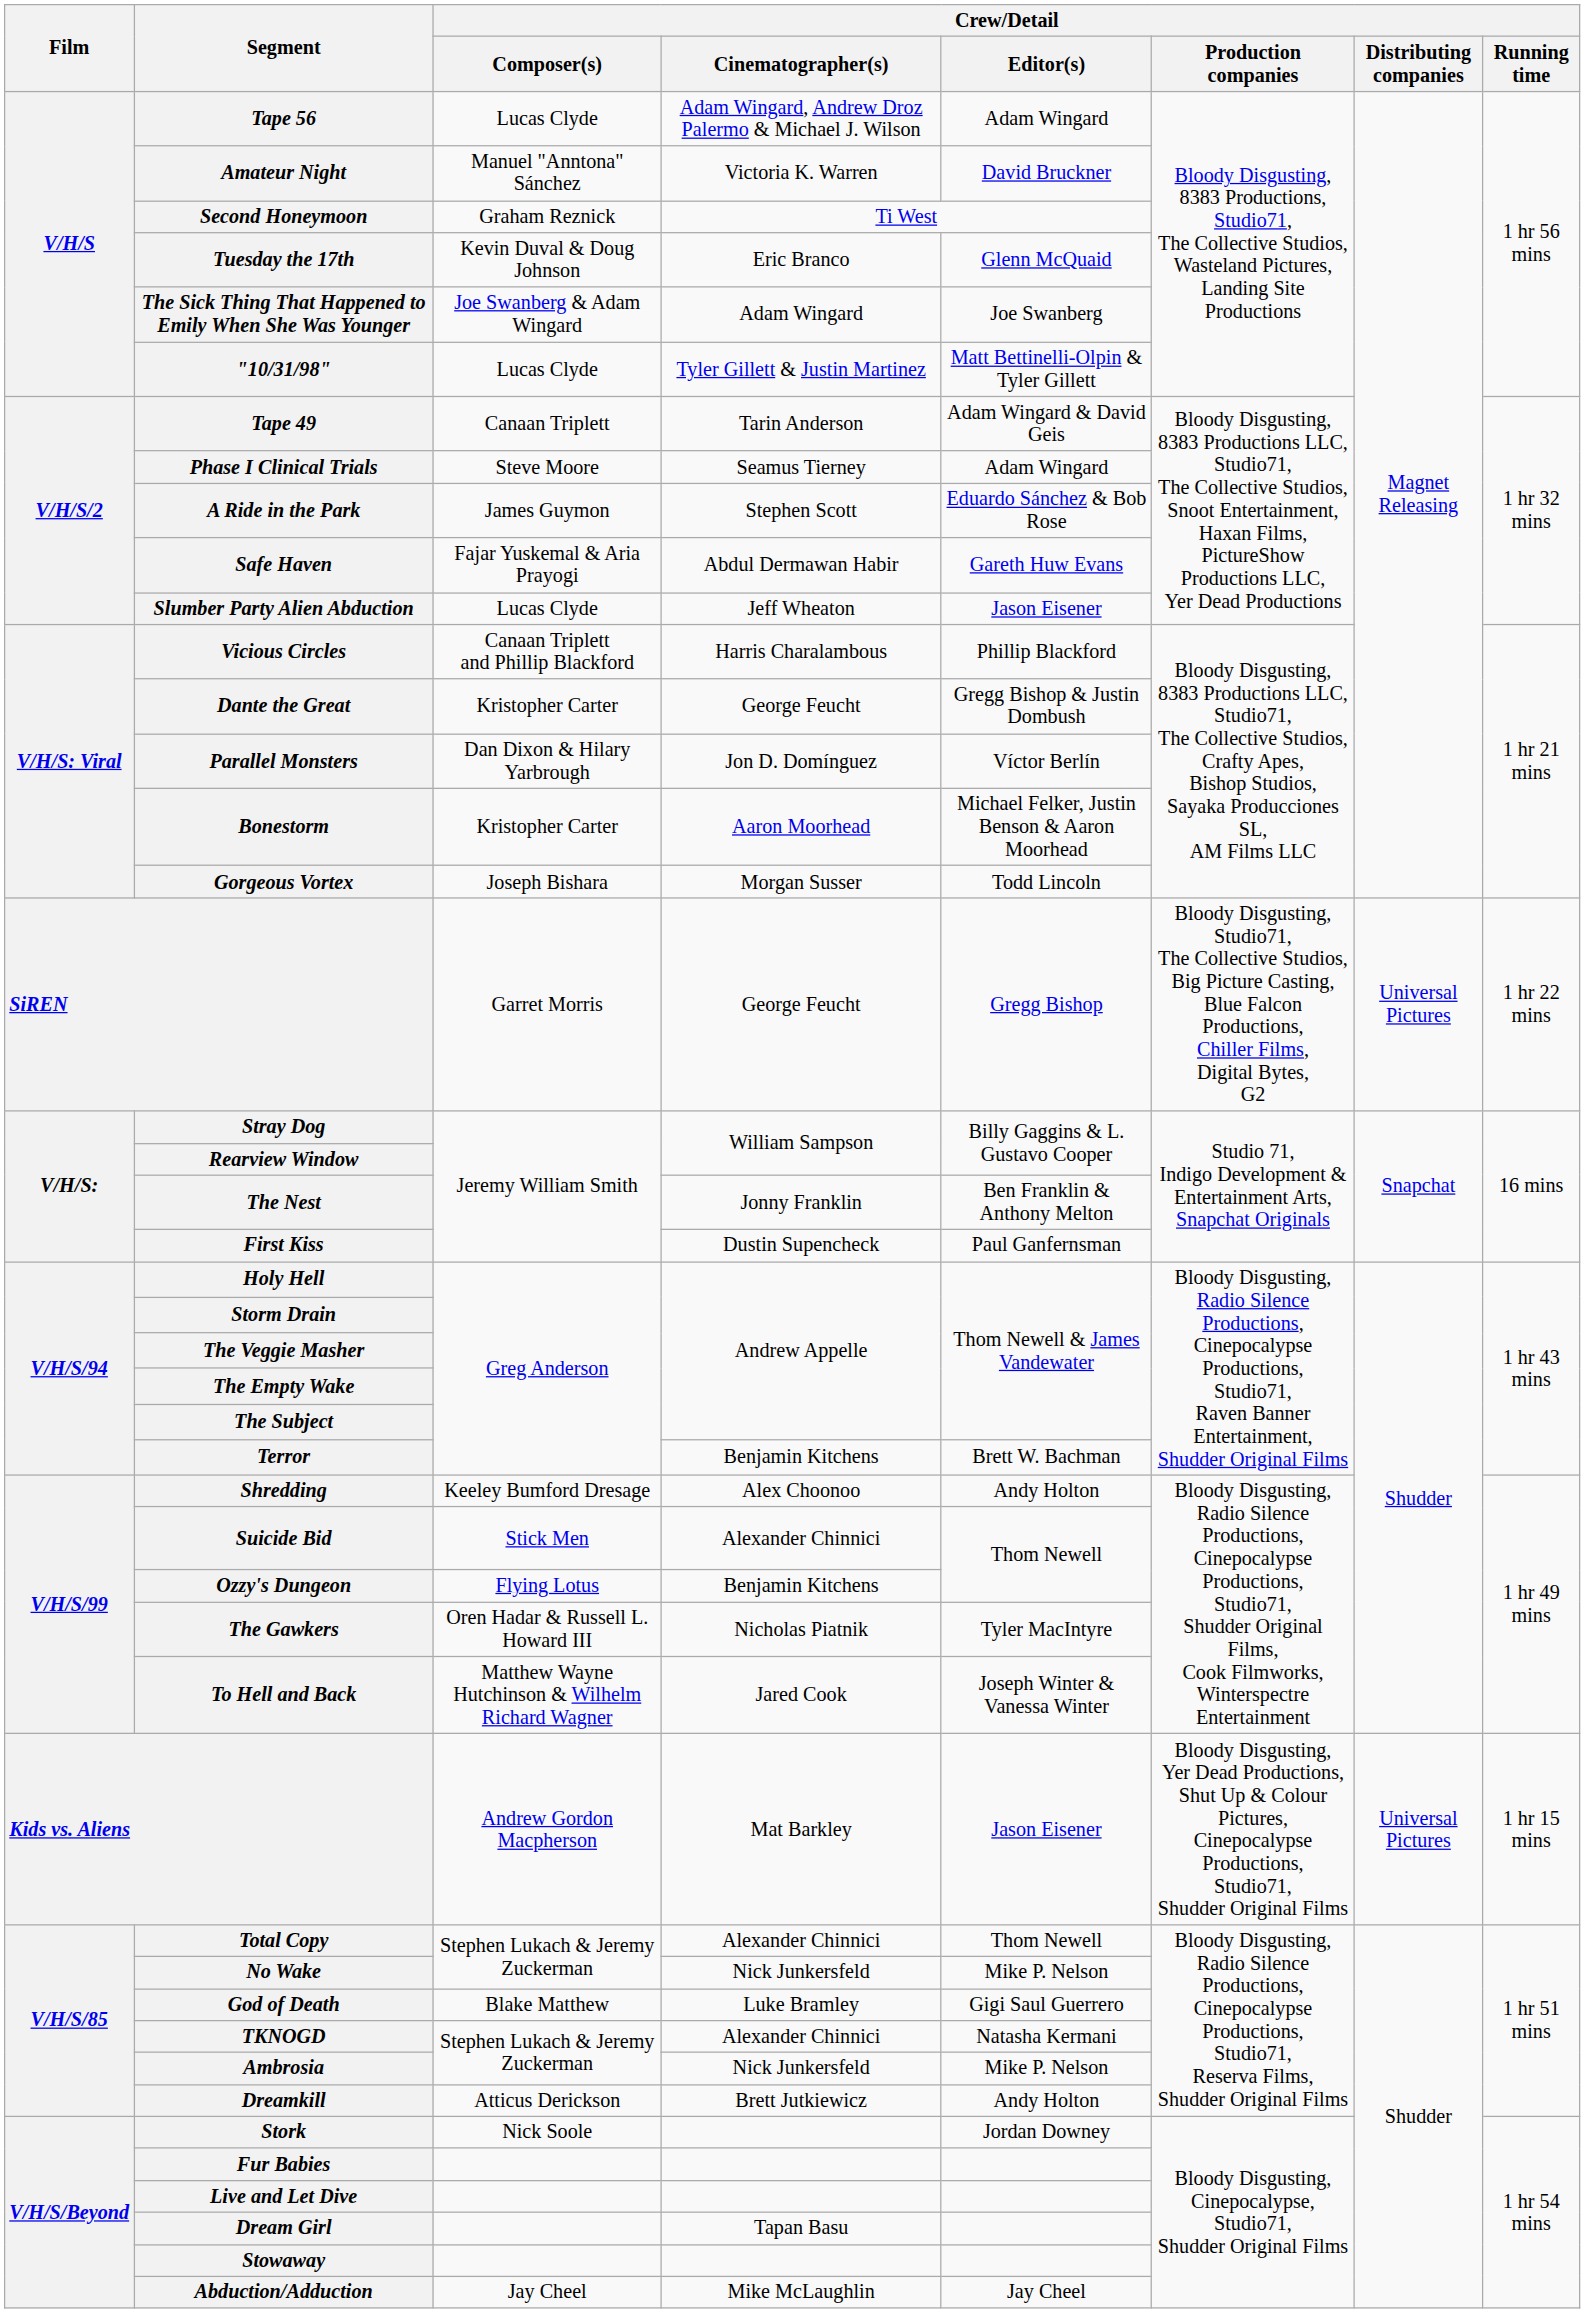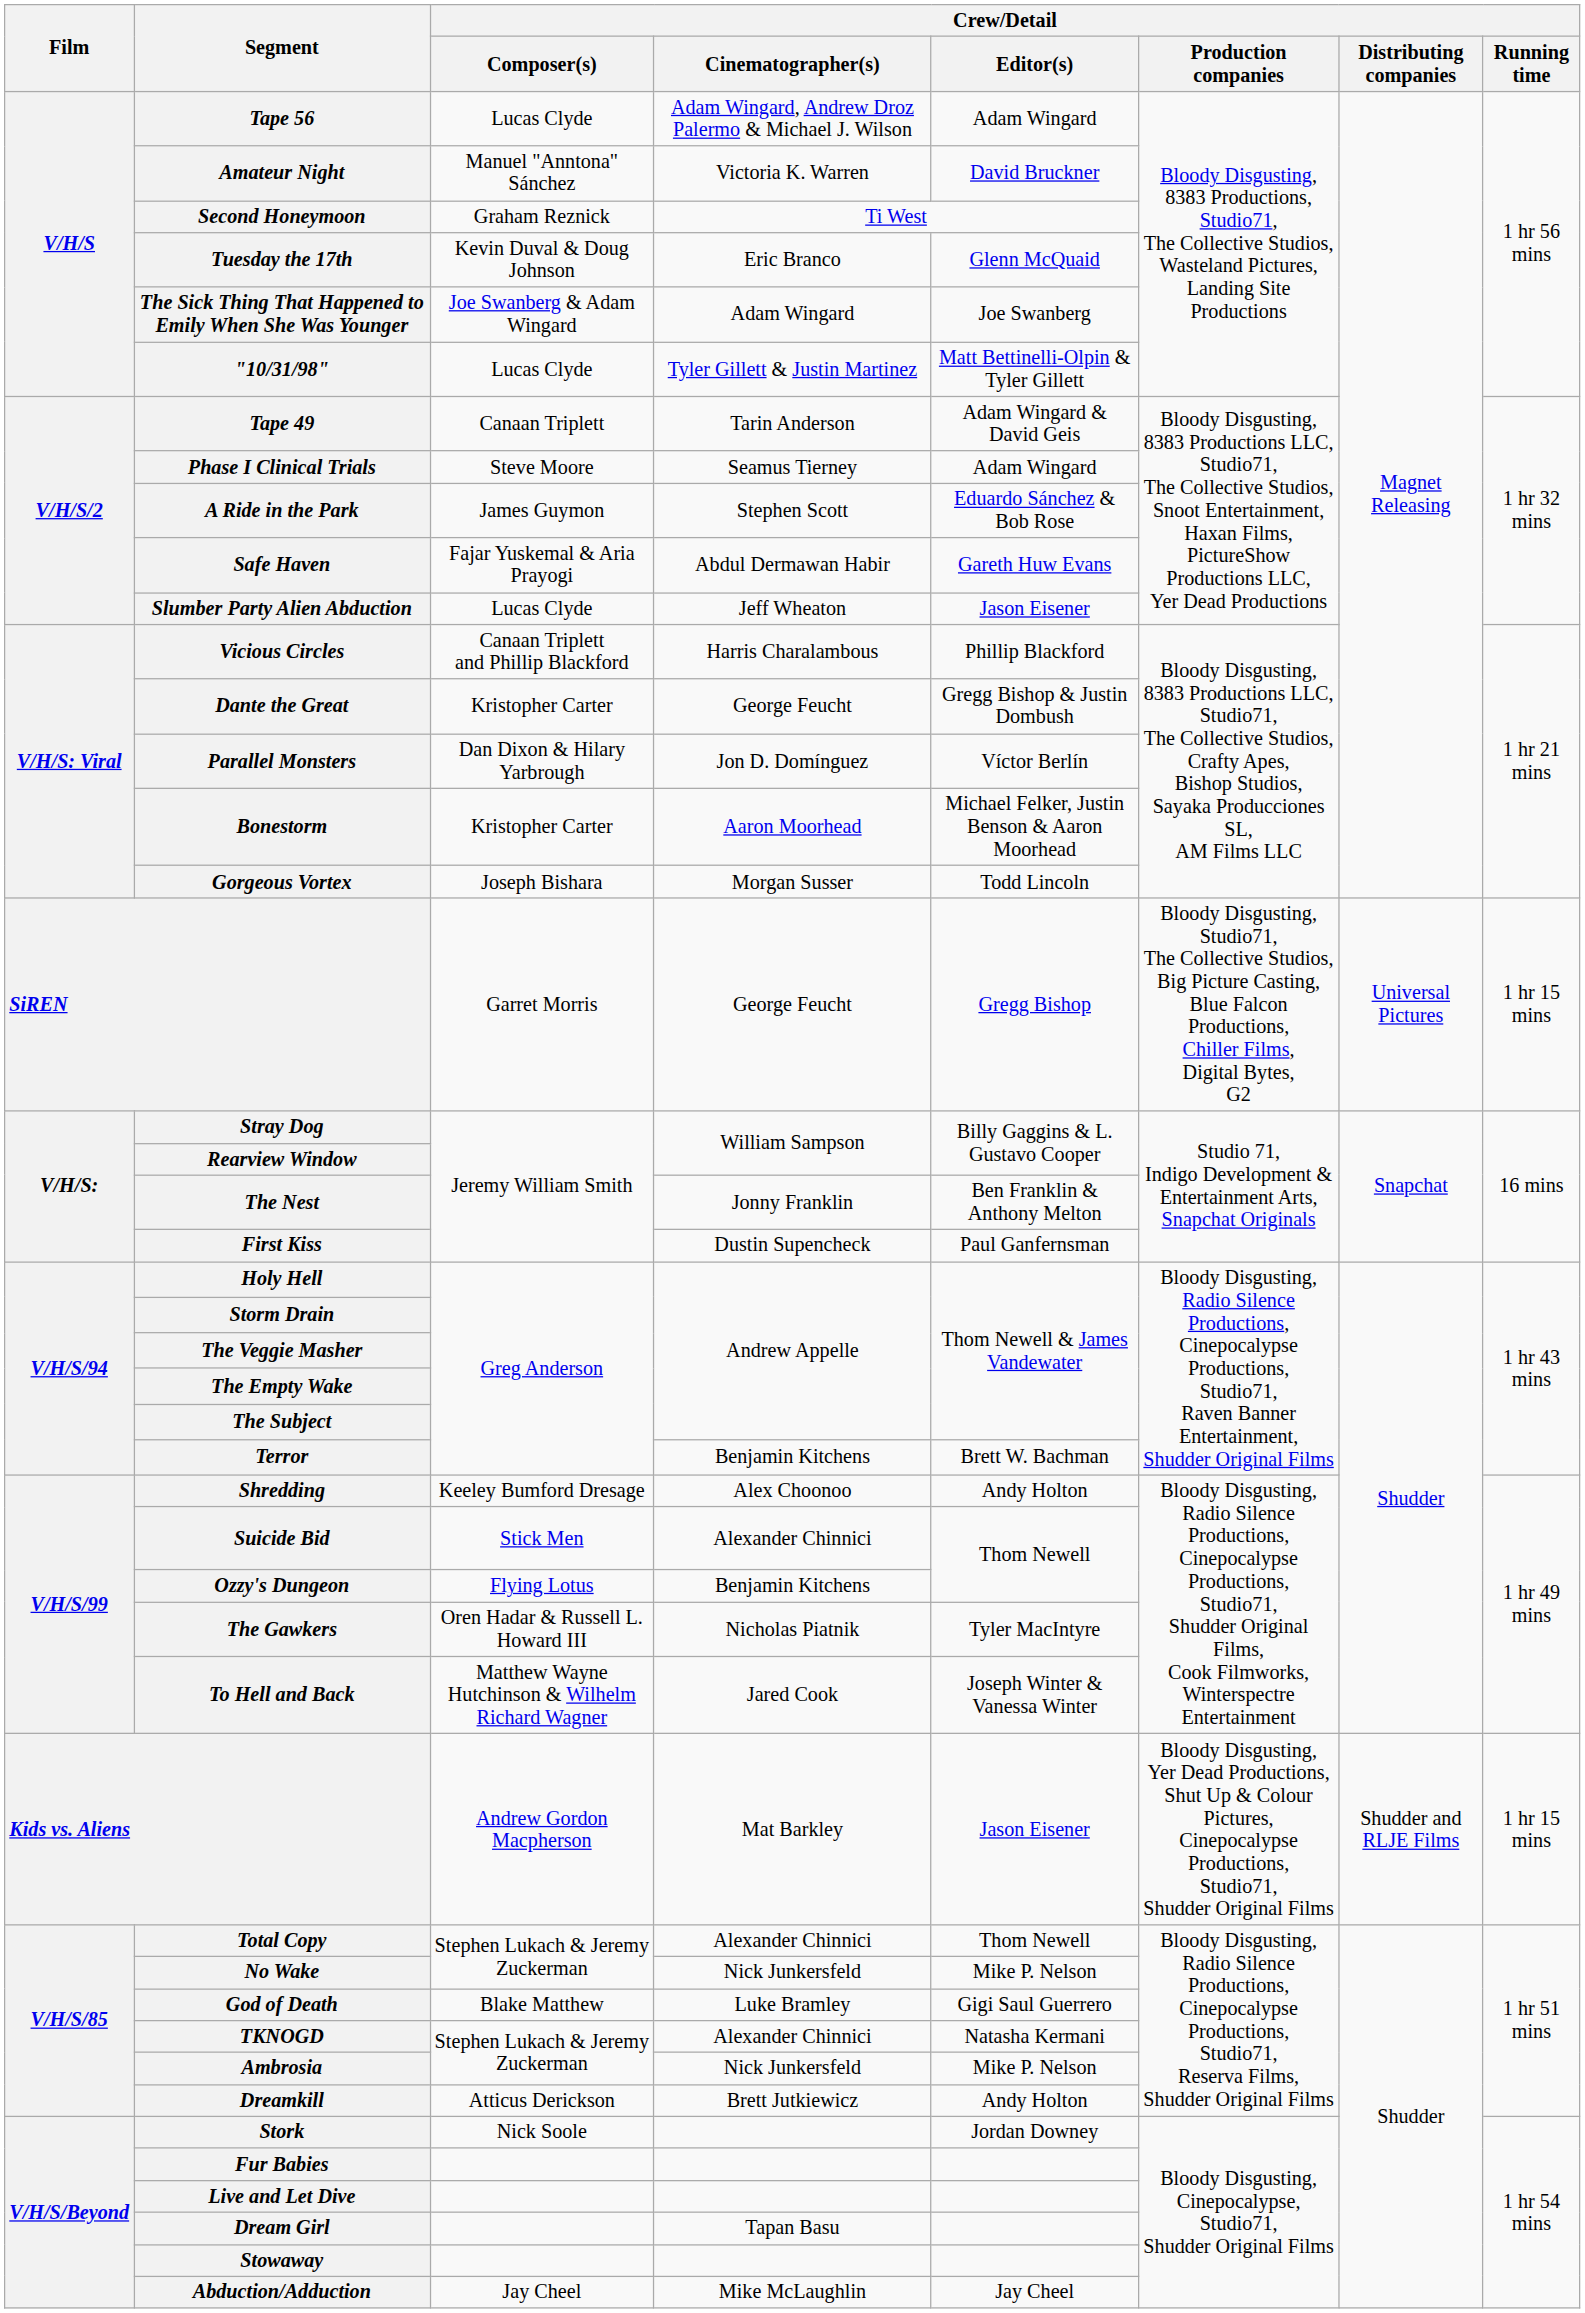(1531, 1004) 1 hr 22 mins -> (1531, 1004) 1 hr 15 mins
(1418, 1829) Universal Pictures -> (1411, 1829) Shudder and RLJE Films
